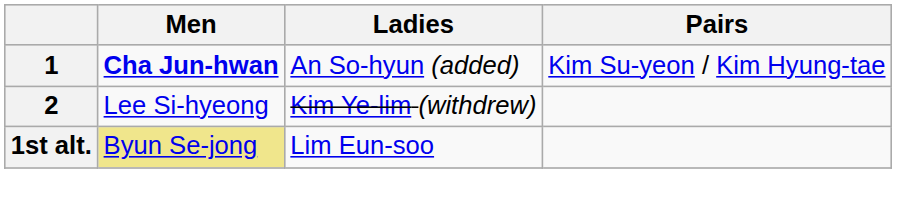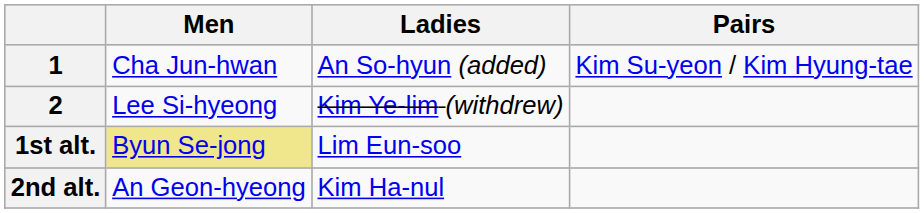(191, 65) bold -> (195, 65) normal
+ row: (56, 187)
